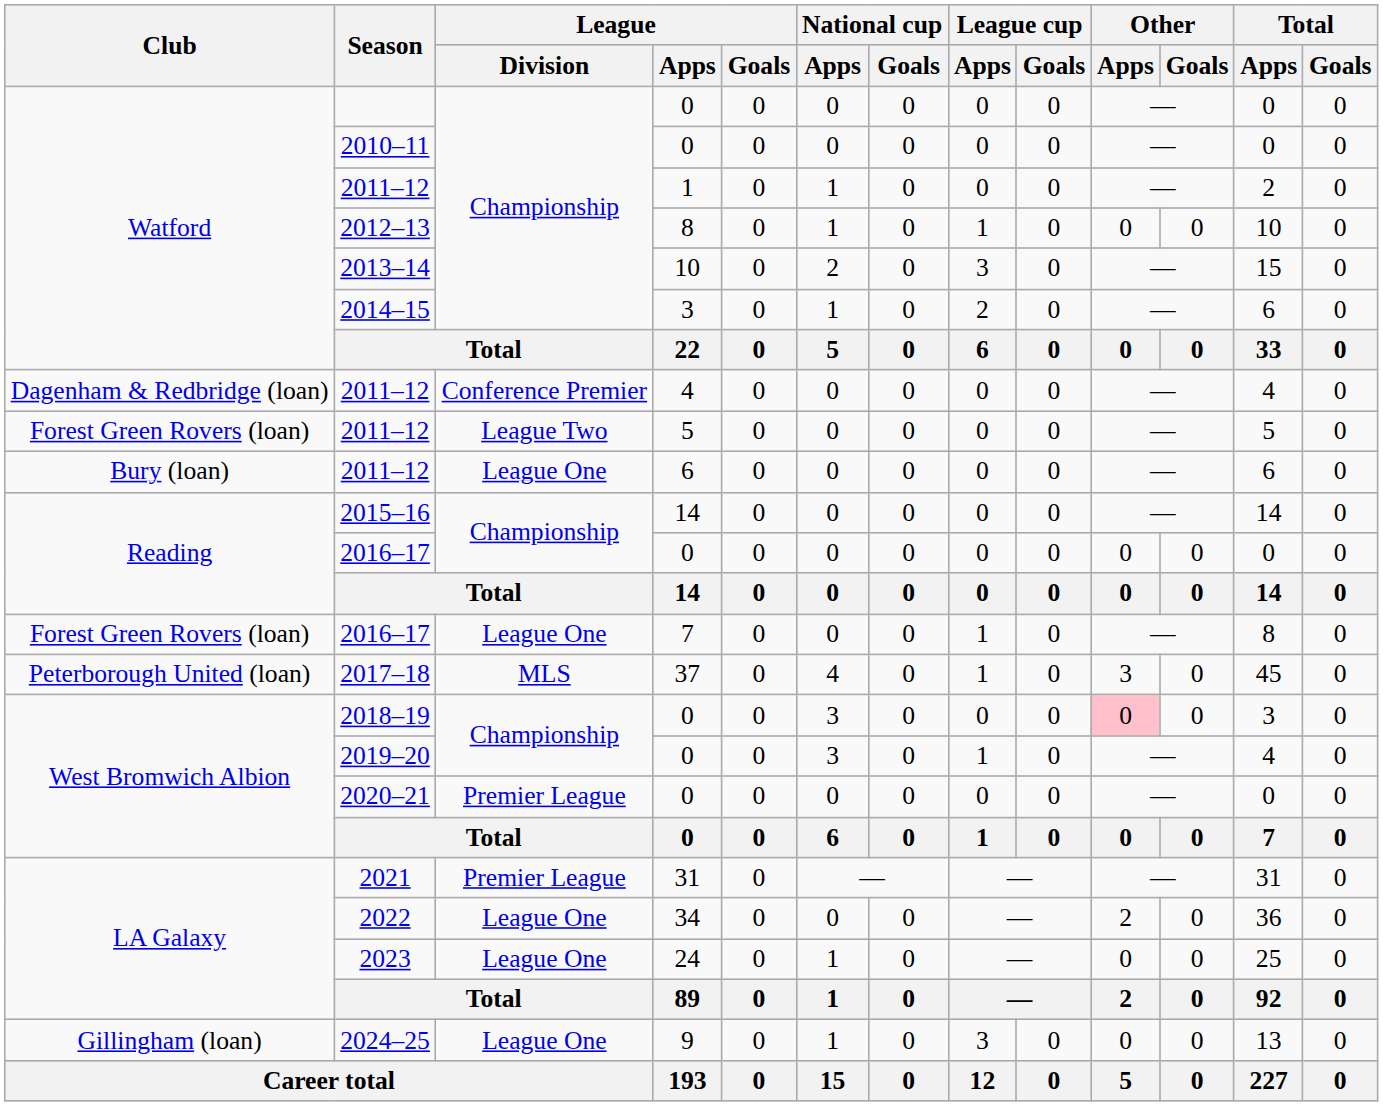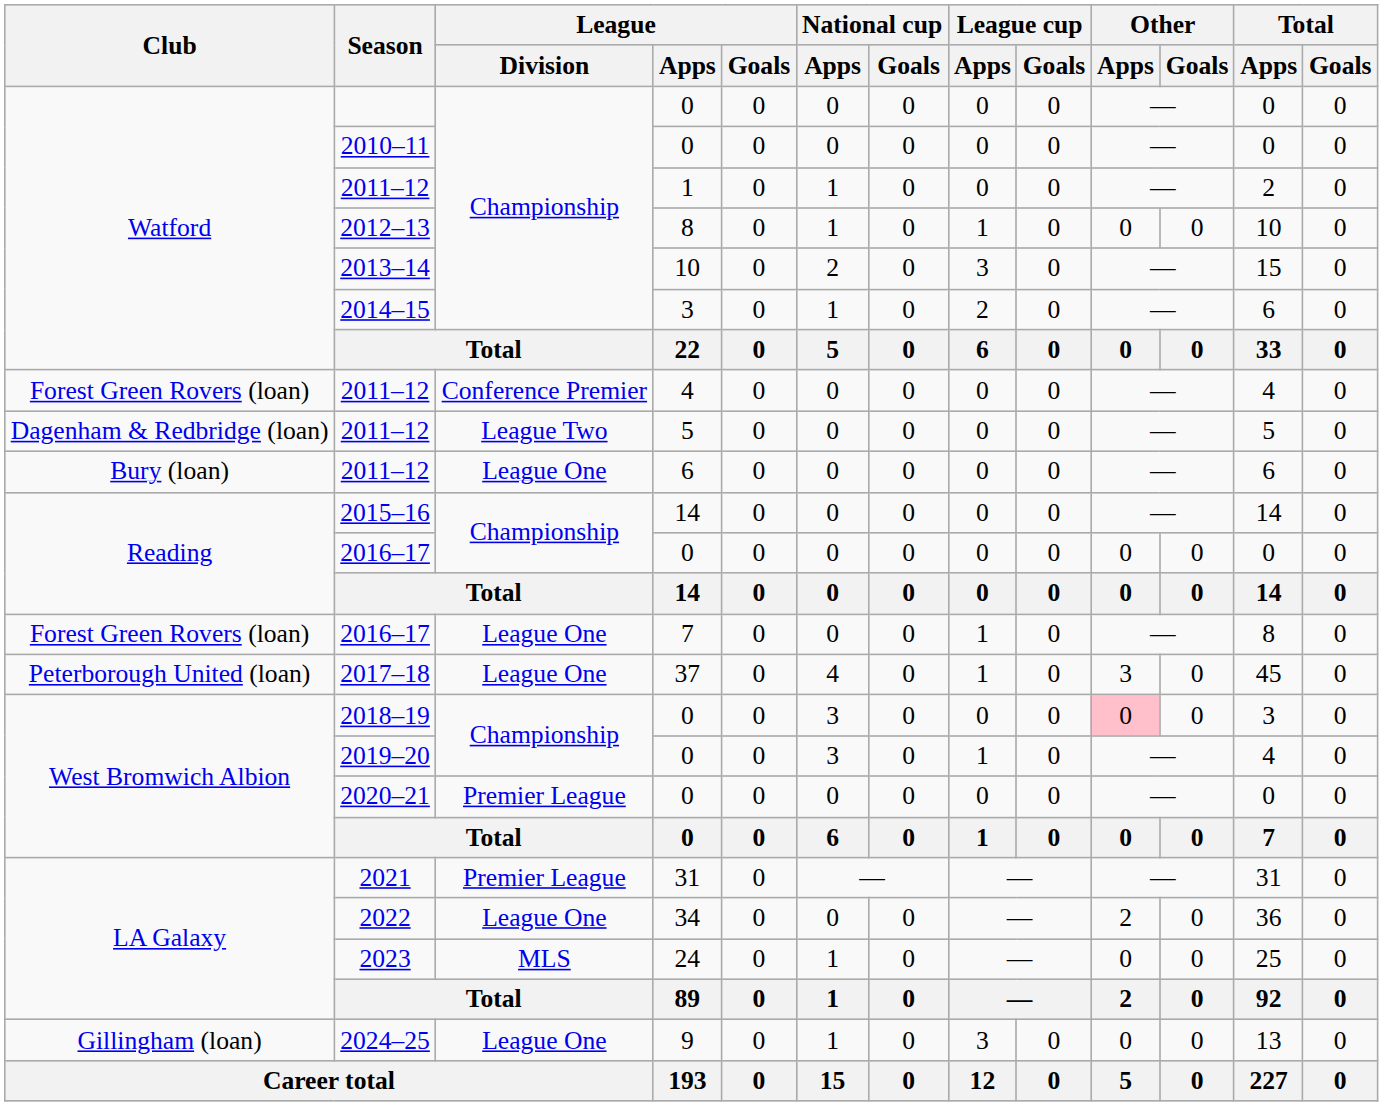(170, 390) Dagenham & Redbridge (loan) -> (170, 390) Forest Green Rovers (loan)
(170, 430) Forest Green Rovers (loan) -> (170, 430) Dagenham & Redbridge (loan)
(544, 674) MLS -> (544, 674) League One
(544, 958) League One -> (544, 958) MLS
